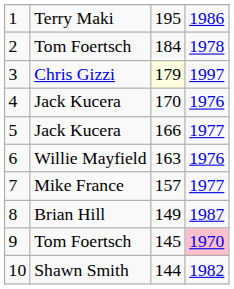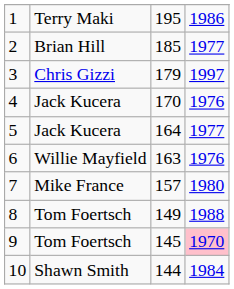(83, 46) Tom Foertsch -> (70, 46) Brian Hill
(168, 46) 184 -> (168, 46) 185
(207, 46) 1978 -> (207, 46) 1977
(168, 74) lightyellow background -> (168, 74) no background
(168, 130) 166 -> (168, 130) 164
(207, 185) 1977 -> (207, 185) 1980
(70, 213) Brian Hill -> (83, 213) Tom Foertsch
(207, 213) 1987 -> (207, 213) 1988
(207, 269) 1982 -> (207, 269) 1984
